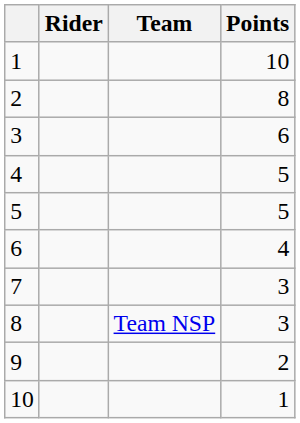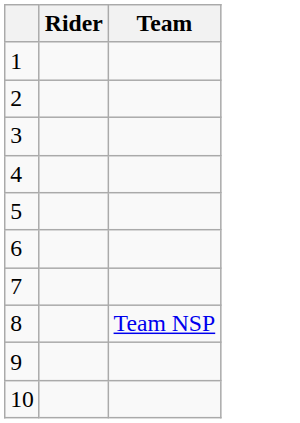- column: (258, 23)
